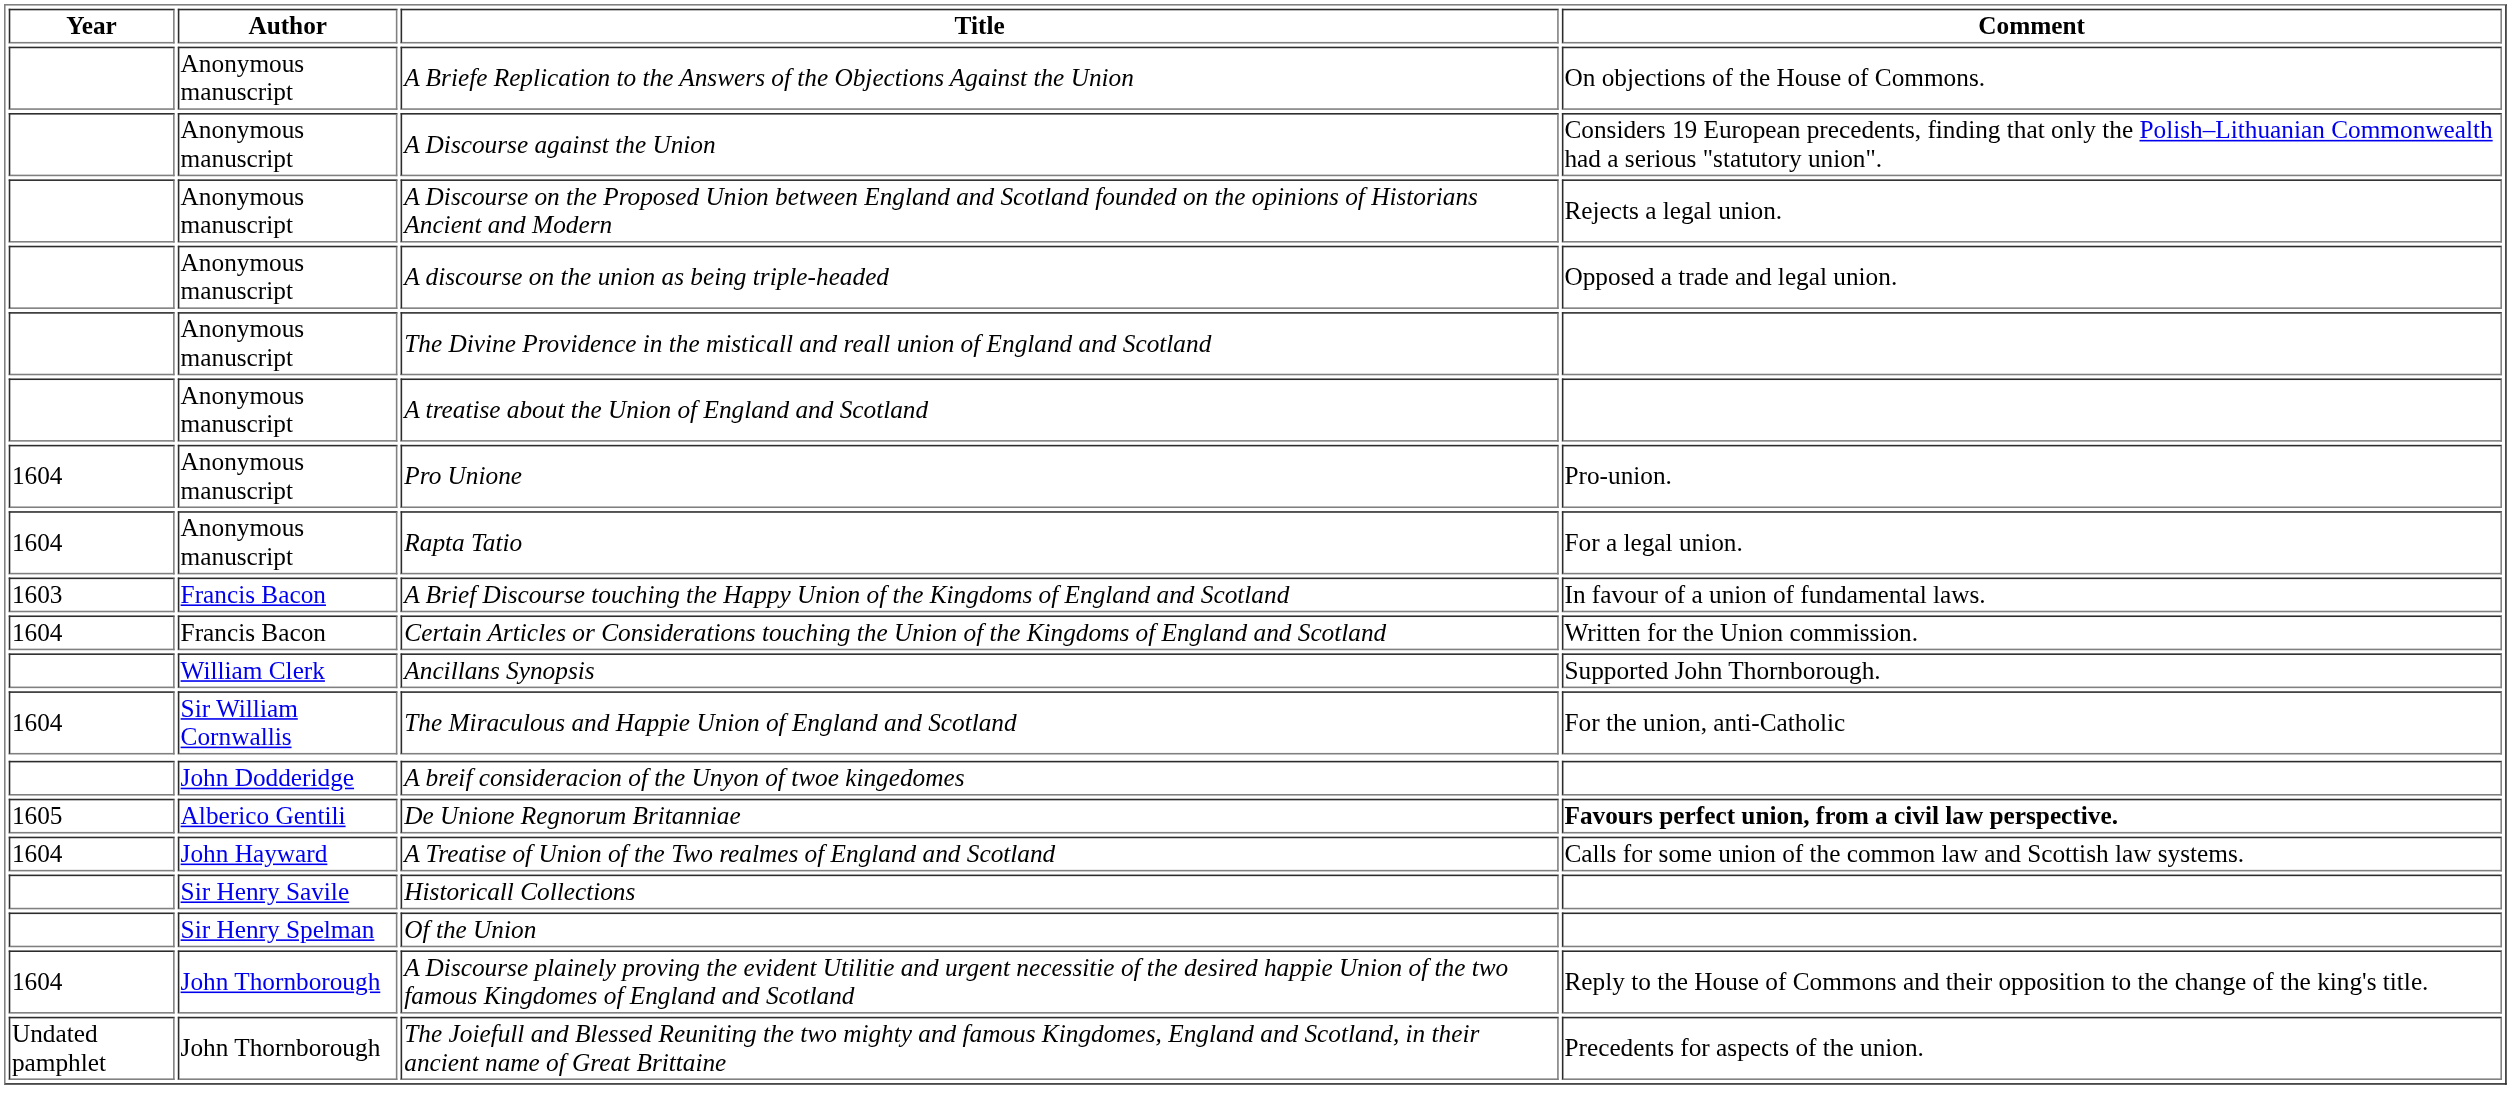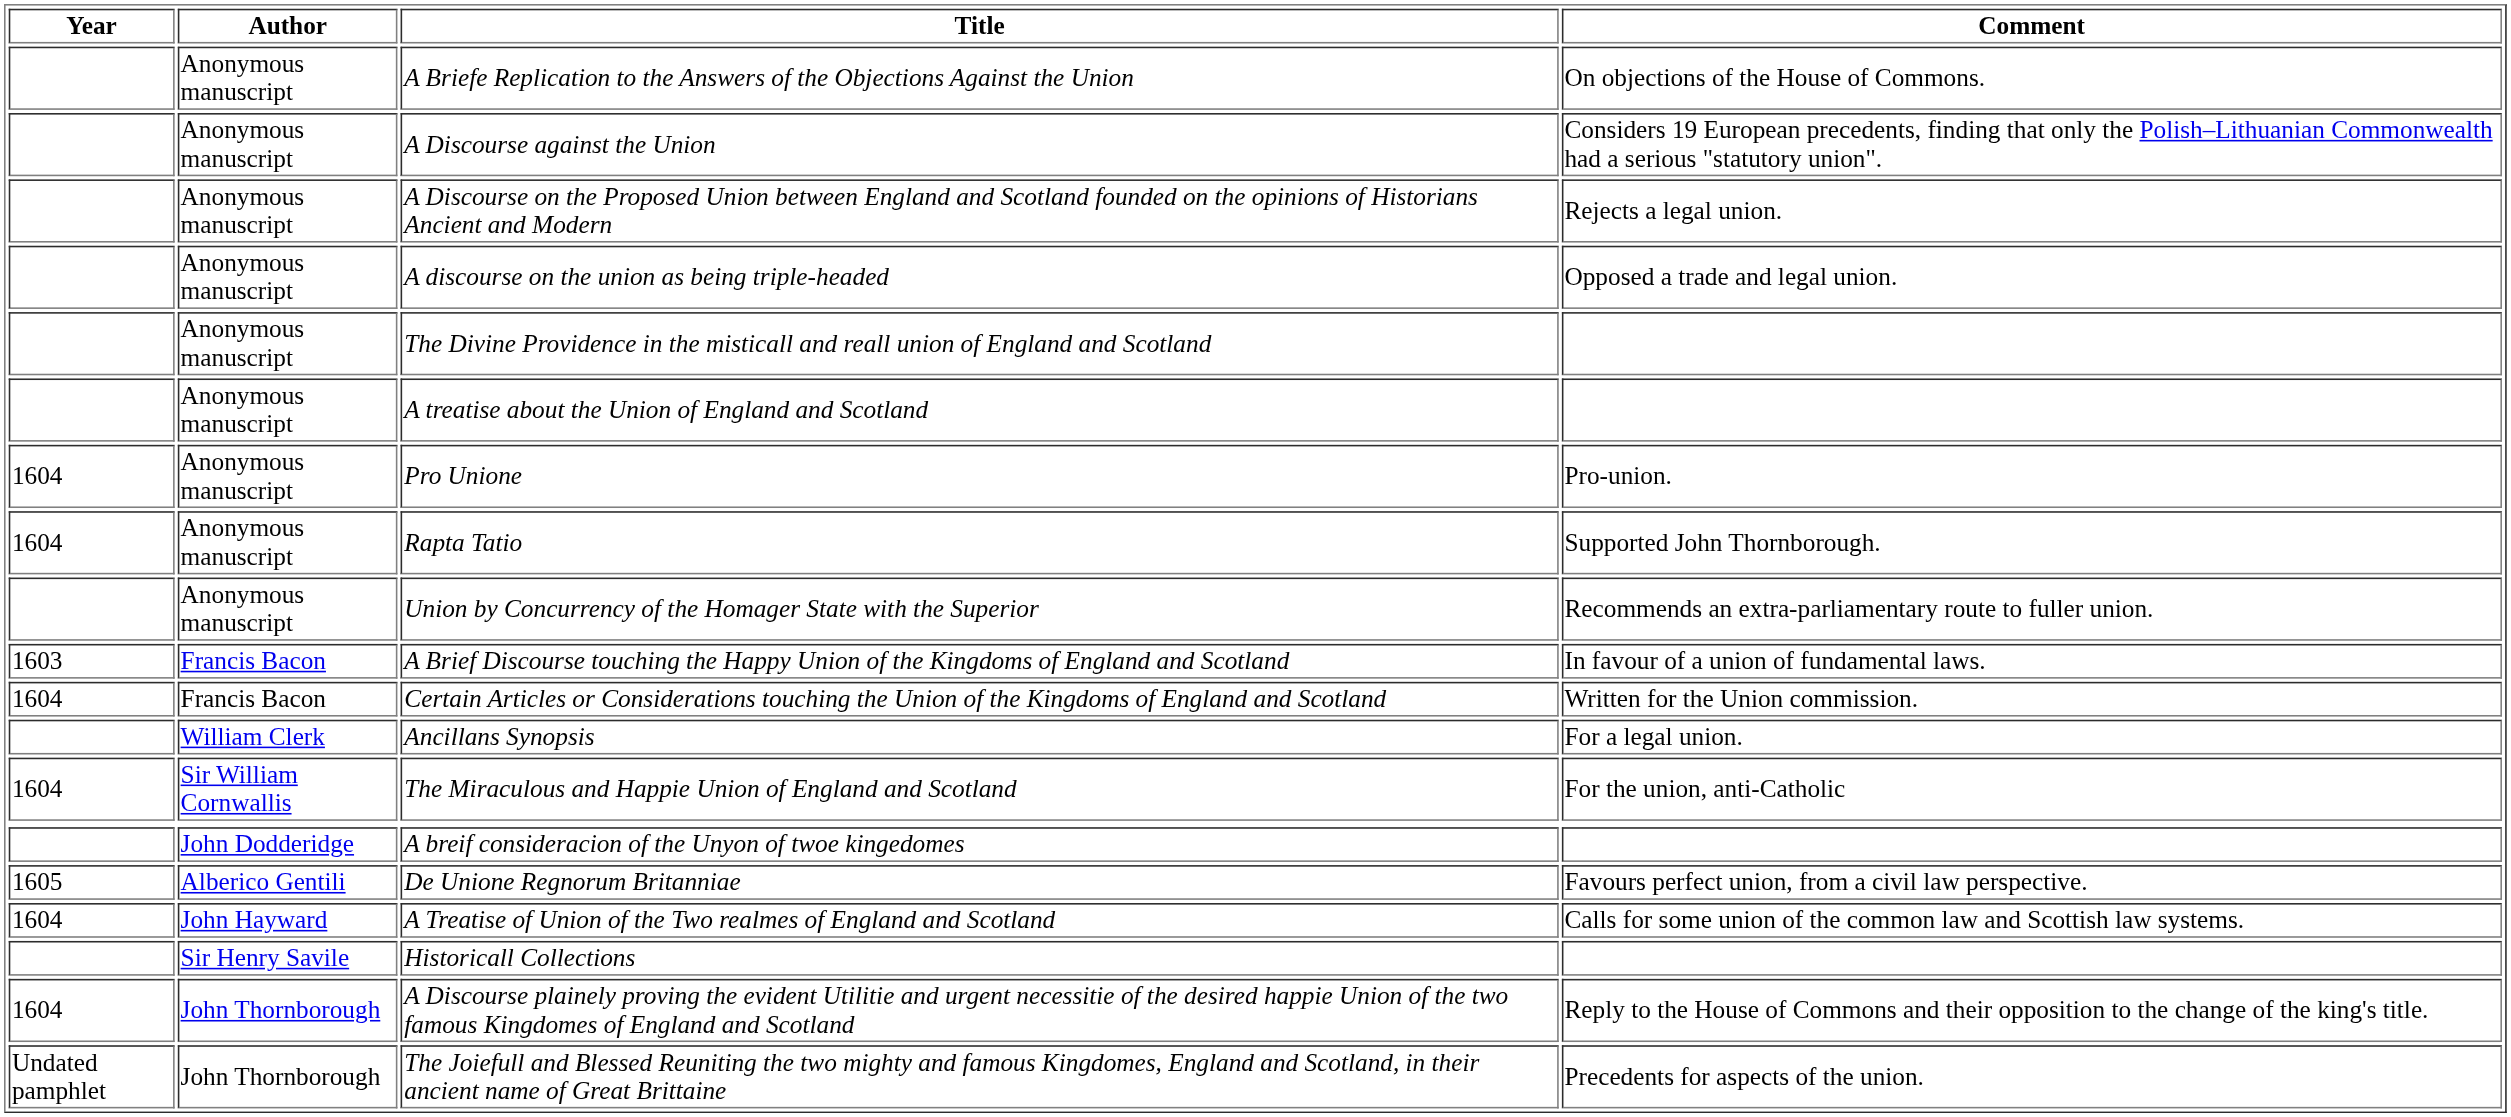(1654, 542) For a legal union. -> (1723, 542) Supported John Thornborough.
+ row: (722, 608)
(1723, 670) Supported John Thornborough. -> (1654, 736) For a legal union.
(1841, 815) bold -> (1826, 882) normal
- row: (470, 929)
